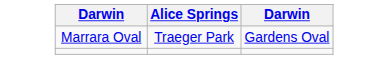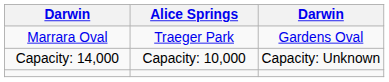+ row: (67, 59)
